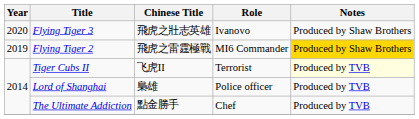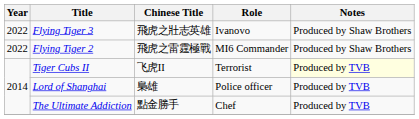(17, 30) 2020 -> (17, 30) 2022
(17, 49) 2019 -> (17, 49) 2022
(352, 49) gold background -> (352, 49) no background
